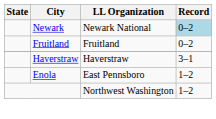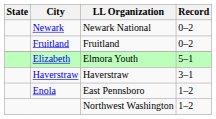(186, 28) lightblue background -> (186, 28) no background
+ row: (51, 59)
